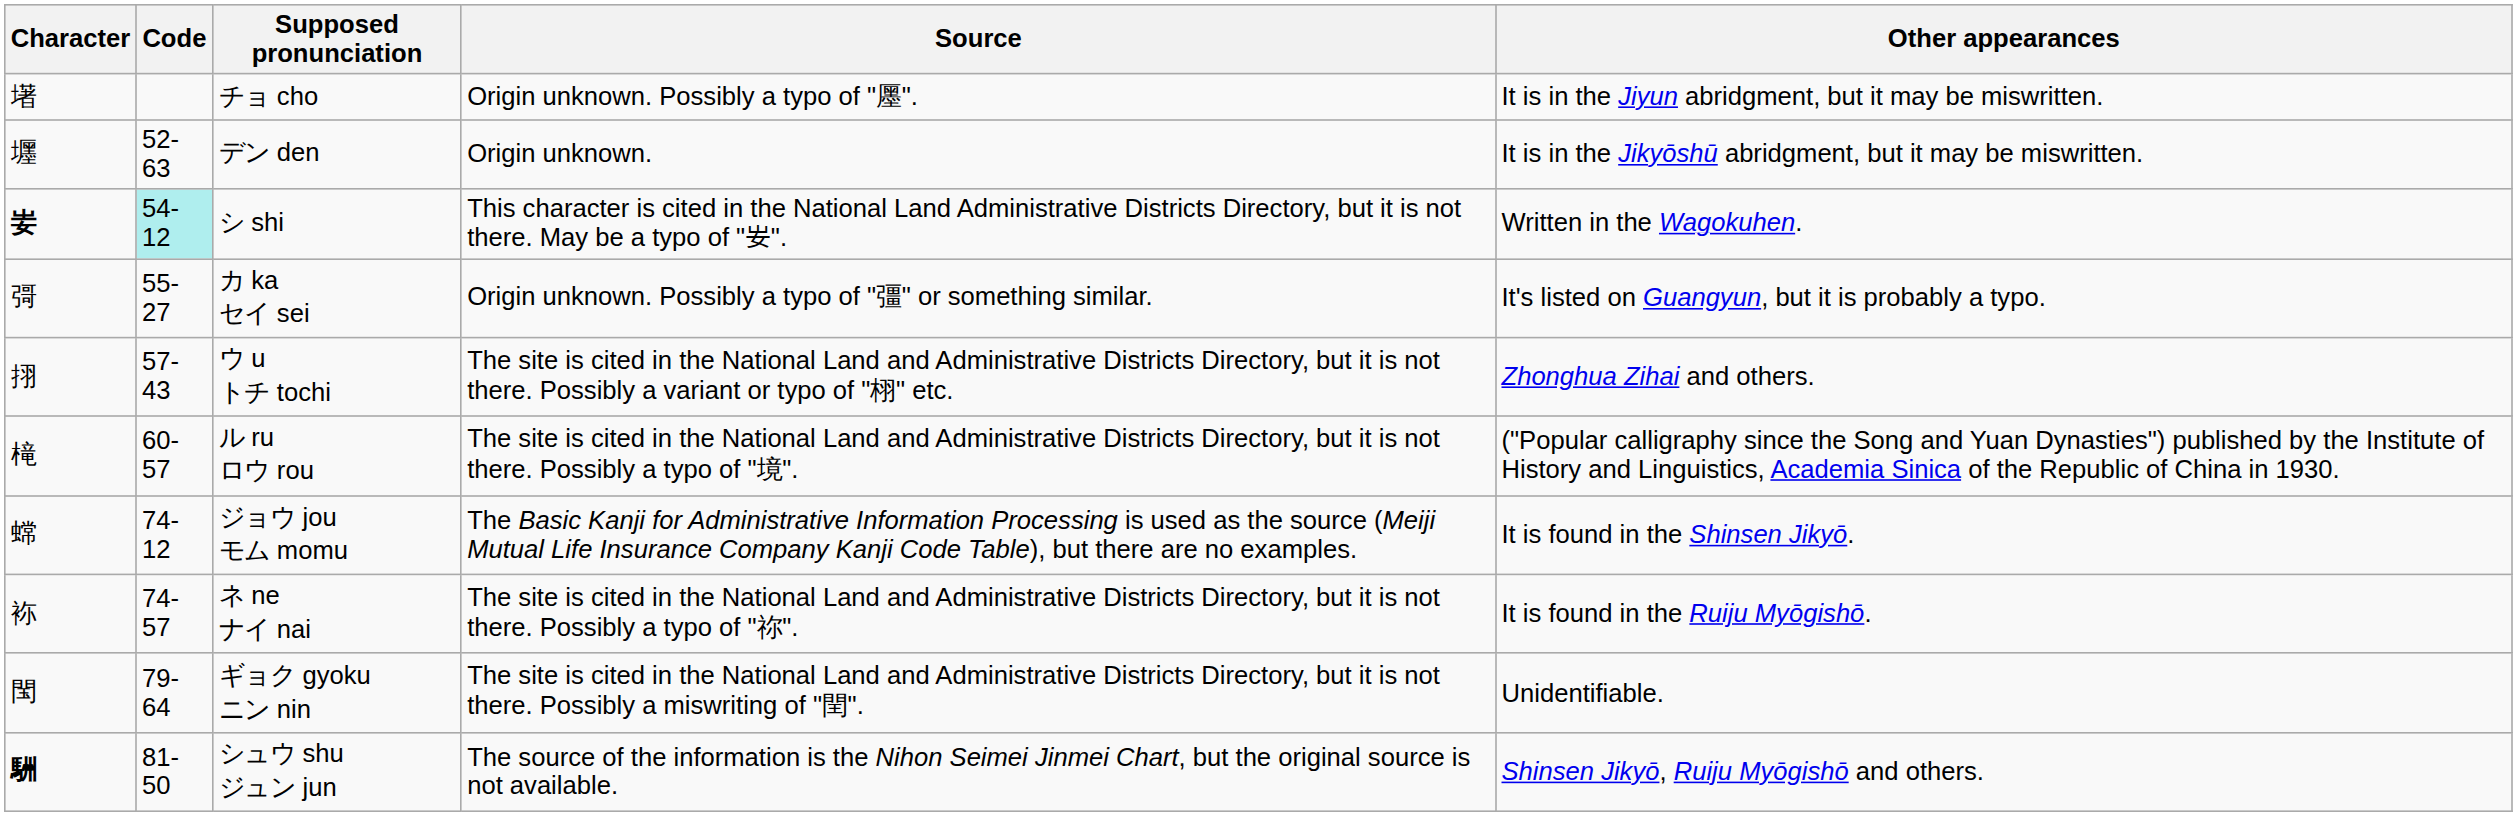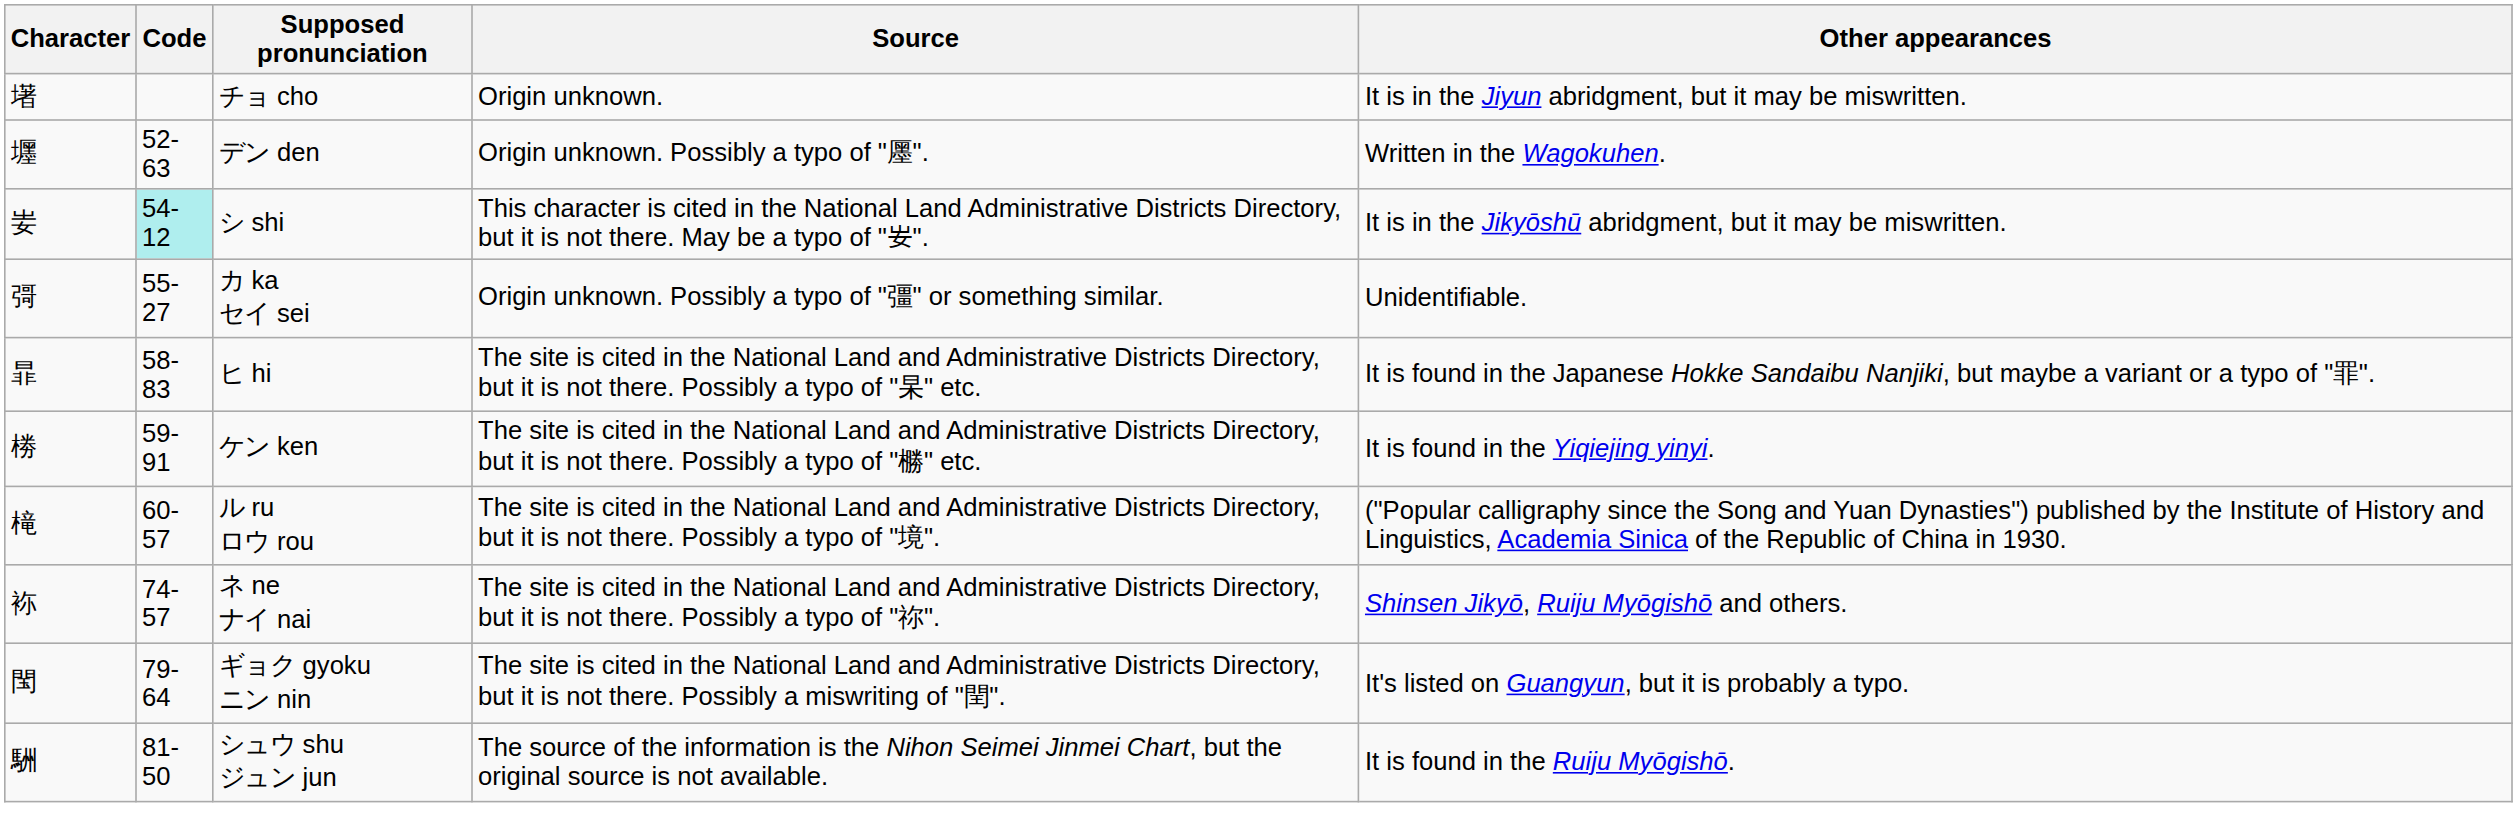(693, 95) Origin unknown. Possibly a typo of "㕓". -> (570, 96) Origin unknown.
(560, 154) Origin unknown. -> (703, 153) Origin unknown. Possibly a typo of "㕓".
(1822, 154) It is in the Jikyōshū abridgment, but it may be miswritten. -> (1515, 154) Written in the Wagokuhen.
(24, 222) bold -> (24, 222) normal
(1652, 223) Written in the Wagokuhen. -> (1686, 223) It is in the Jikyōshū abridgment, but it may be miswritten.
(1774, 297) It's listed on Guangyun, but it is probably a typo. -> (1446, 297) Unidentifiable.
- row: (275, 375)
+ row: (245, 373)
+ row: (268, 447)
- row: (283, 533)
(1686, 613) It is found in the Ruiju Myōgishō. -> (1606, 604) Shinsen Jikyō, Ruiju Myōgishō and others.
(1583, 692) Unidentifiable. -> (1637, 682) It's listed on Guangyun, but it is probably a typo.
(24, 770) bold -> (24, 761) normal
(1743, 771) Shinsen Jikyō, Ruiju Myōgishō and others. -> (1550, 762) It is found in the Ruiju Myōgishō.
